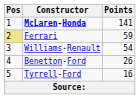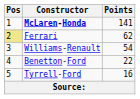(128, 37) 59 -> (128, 37) 62
(128, 62) 26 -> (128, 62) 22
